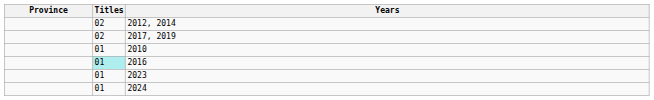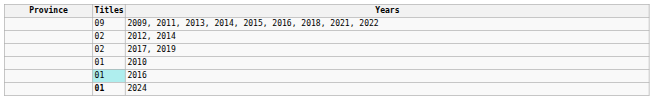+ row: (253, 24)
- row: (137, 76)
(99, 89) normal -> (99, 89) bold
